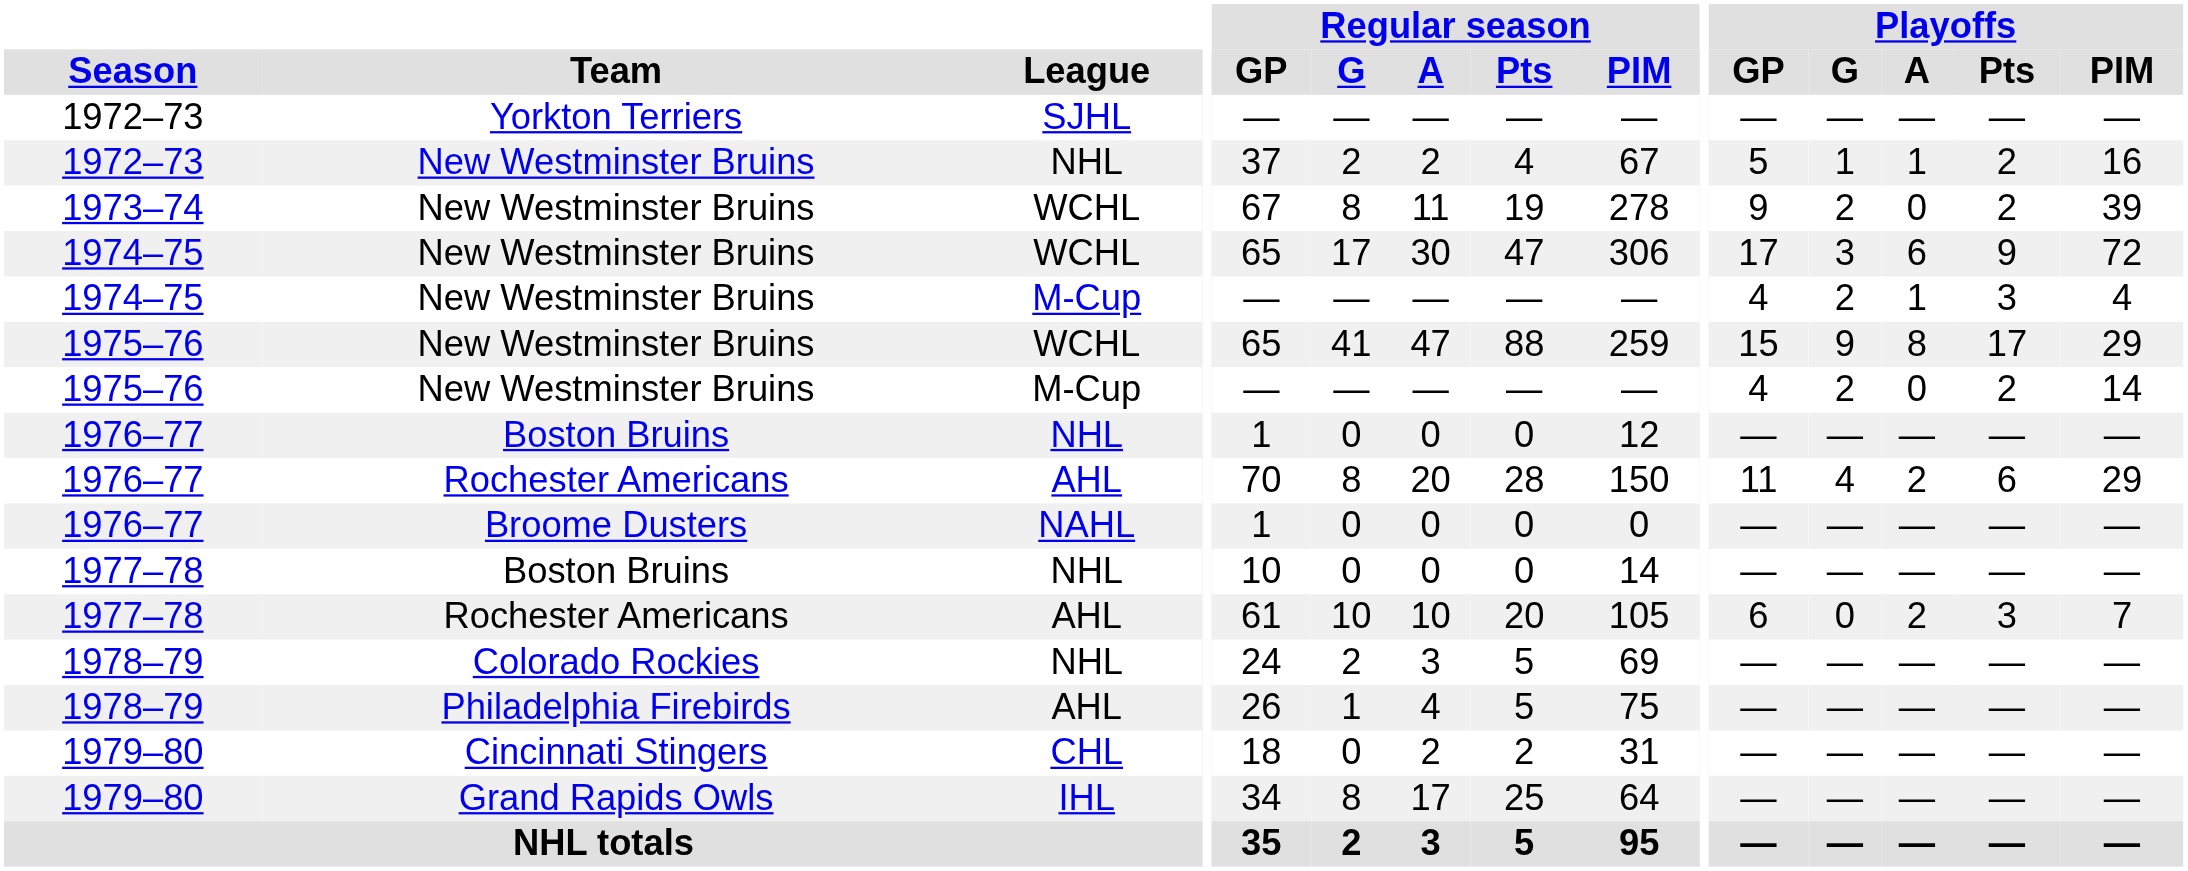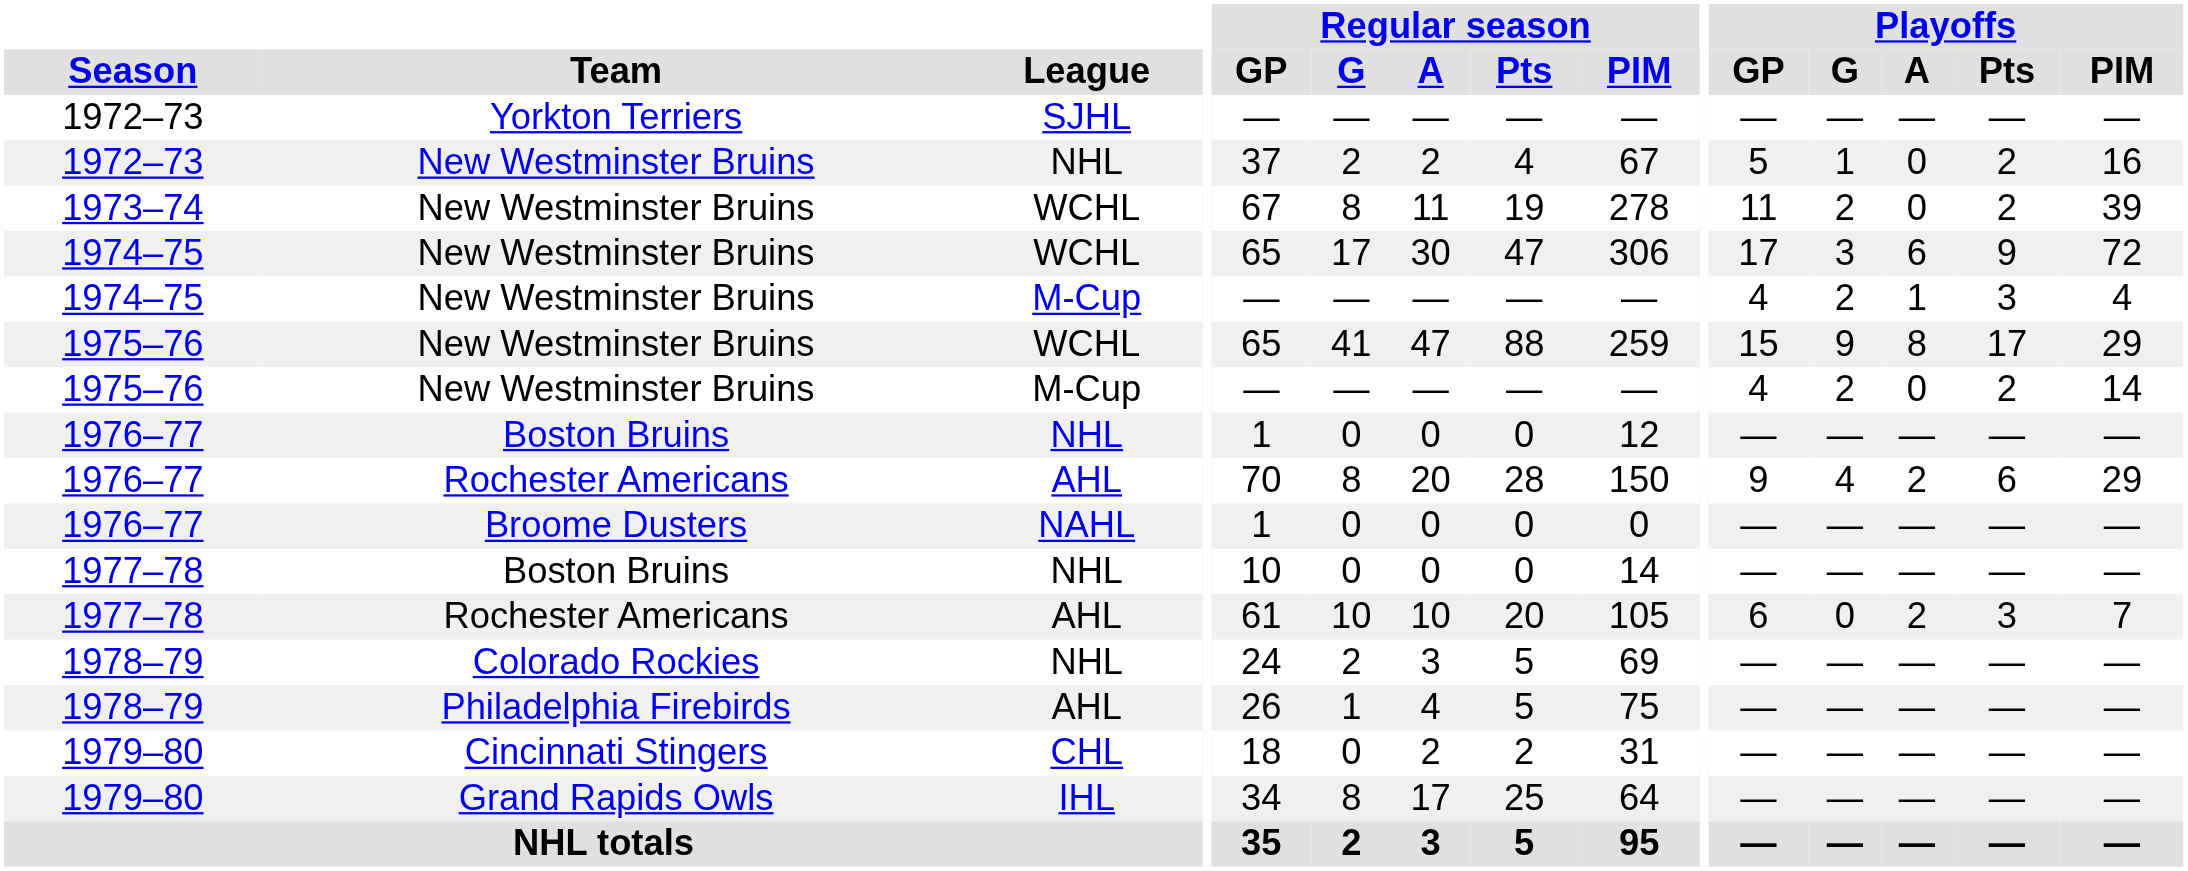(1917, 162) 1 -> (1917, 162) 0
(1758, 207) 9 -> (1758, 207) 11
(1758, 480) 11 -> (1758, 480) 9
